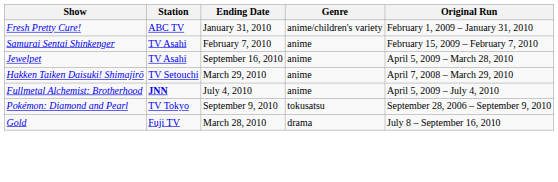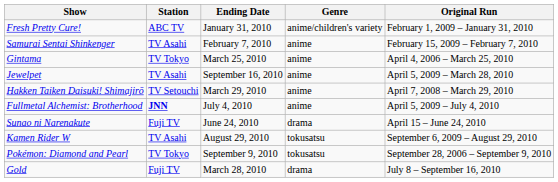+ row: (24, 59)
+ row: (48, 122)
+ row: (38, 138)
